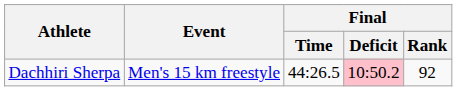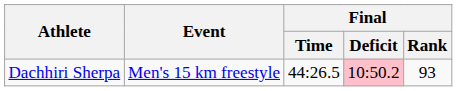(427, 72) 92 -> (427, 72) 93
